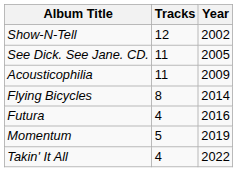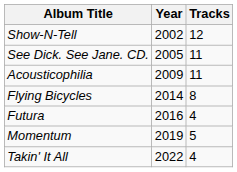columns swapped: (216, 14) <-> (175, 14)
